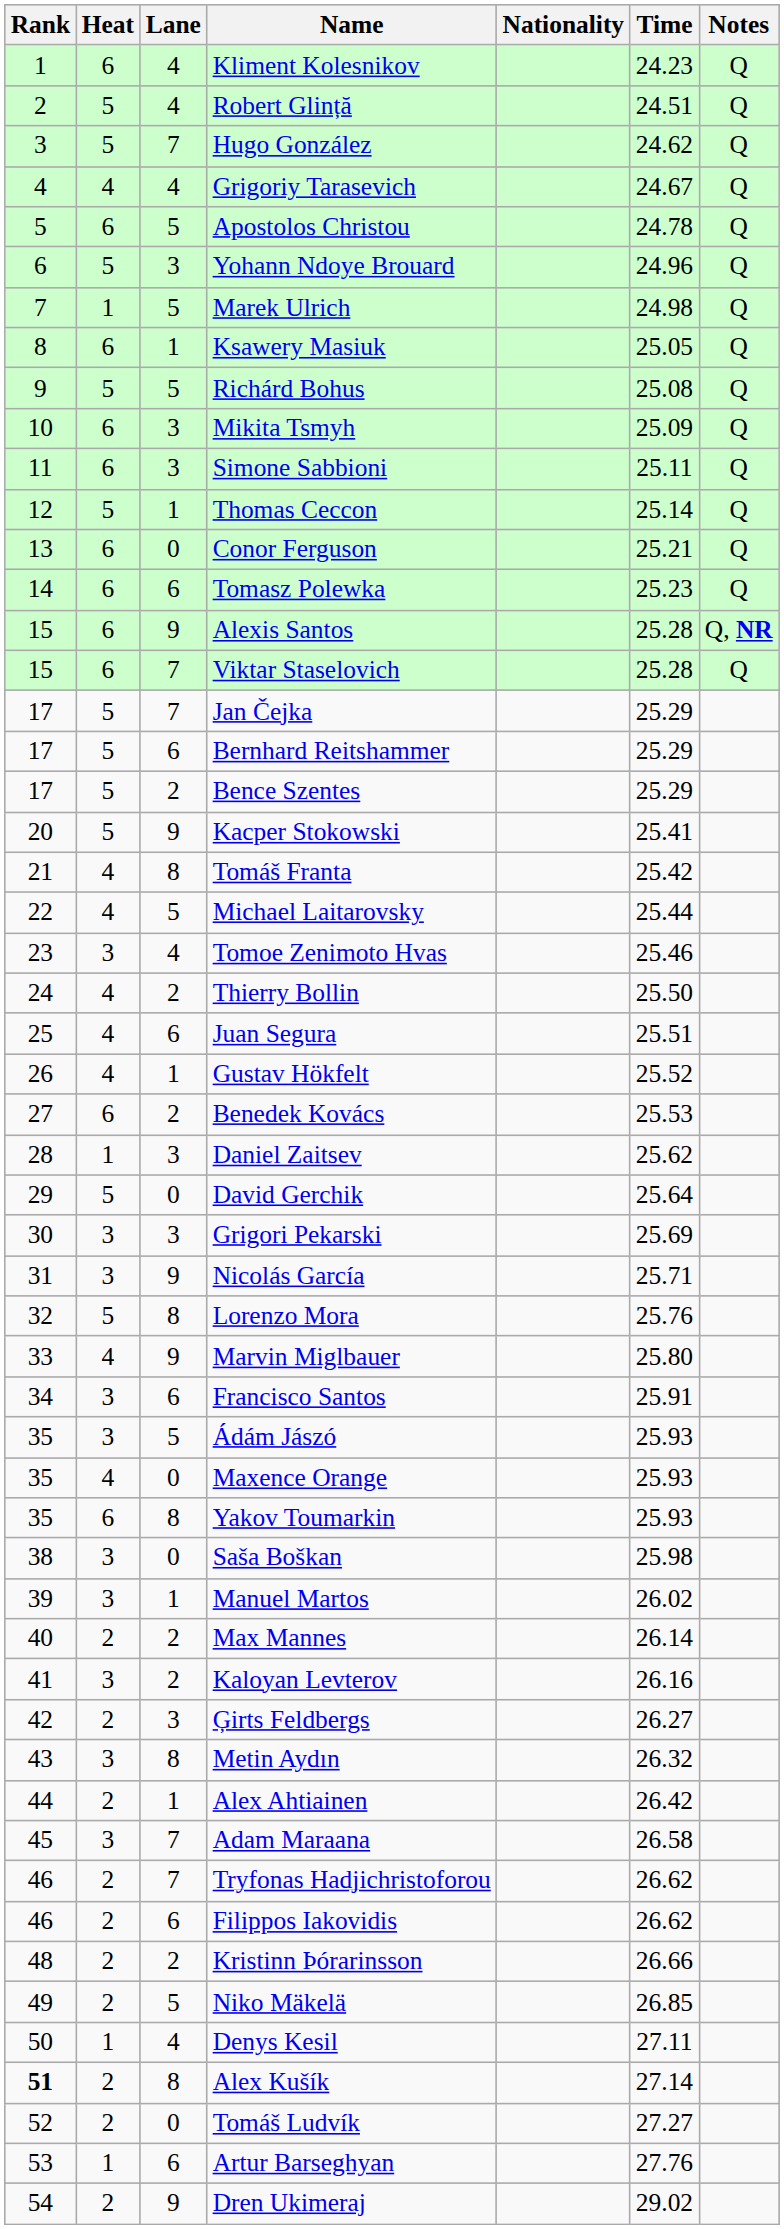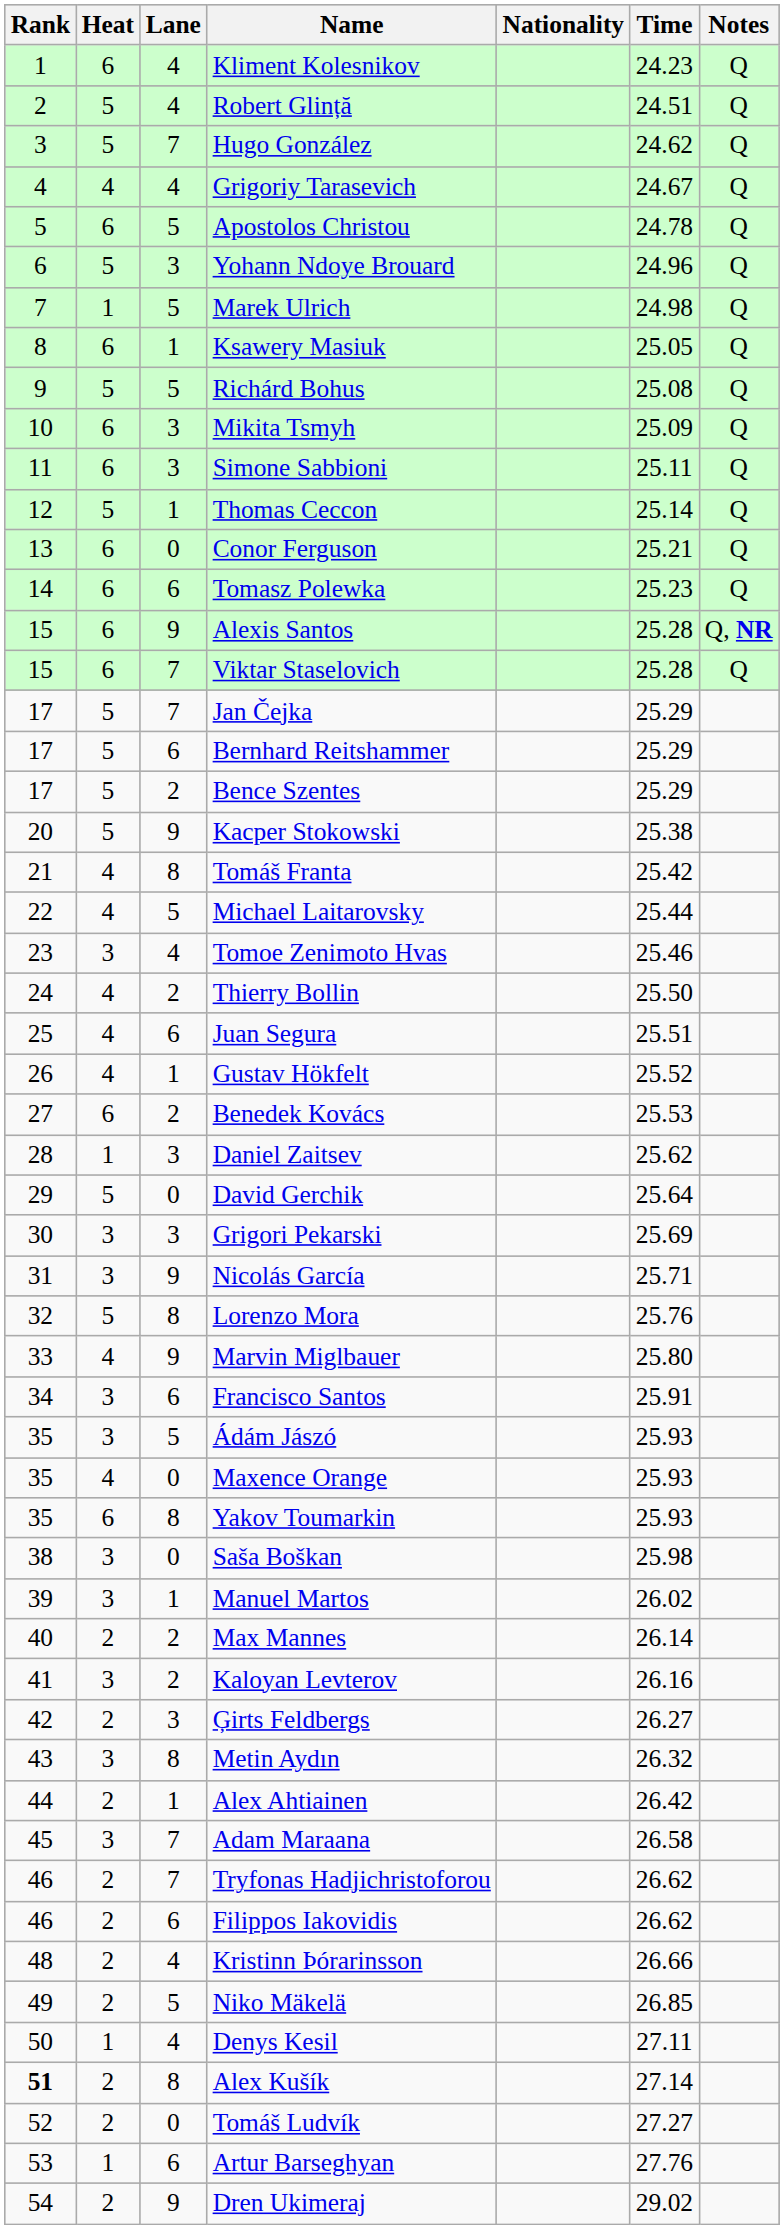(664, 831) 25.41 -> (664, 831) 25.38
(173, 1961) 2 -> (173, 1961) 4
